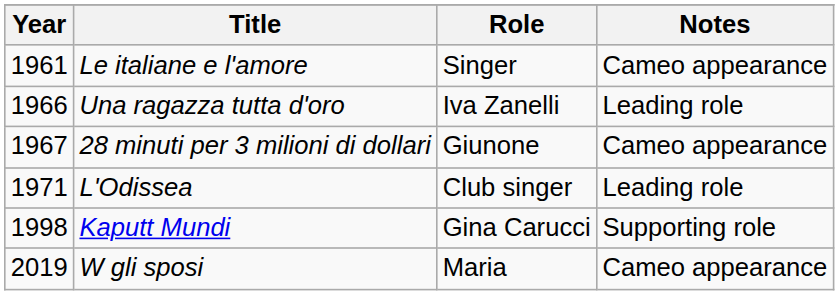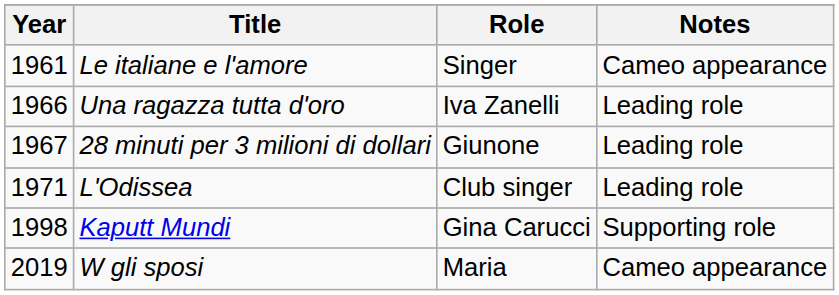(715, 146) Cameo appearance -> (673, 146) Leading role
